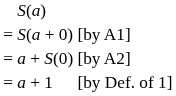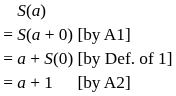(104, 58) [by A2] -> (125, 58) [by Def. of 1]
(125, 82) [by Def. of 1] -> (104, 82) [by A2]
